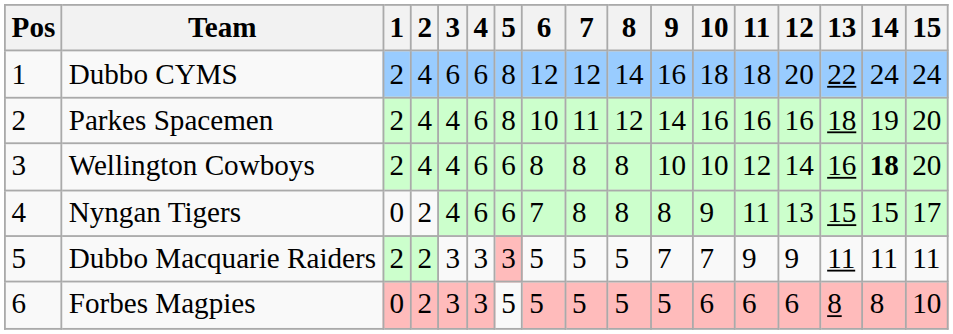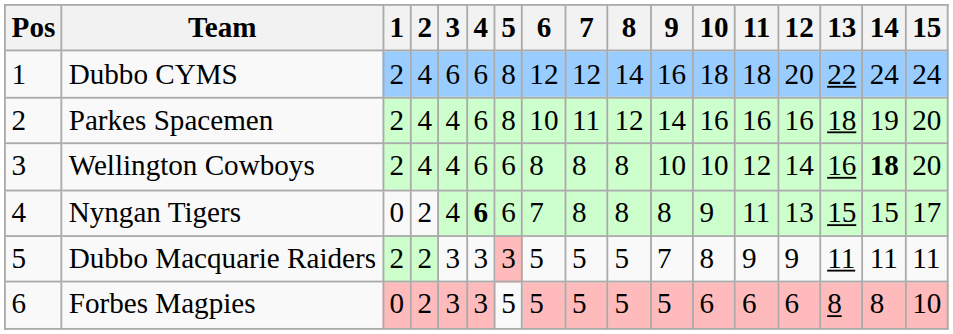(481, 212) normal -> (481, 212) bold
(707, 258) 7 -> (707, 258) 8
